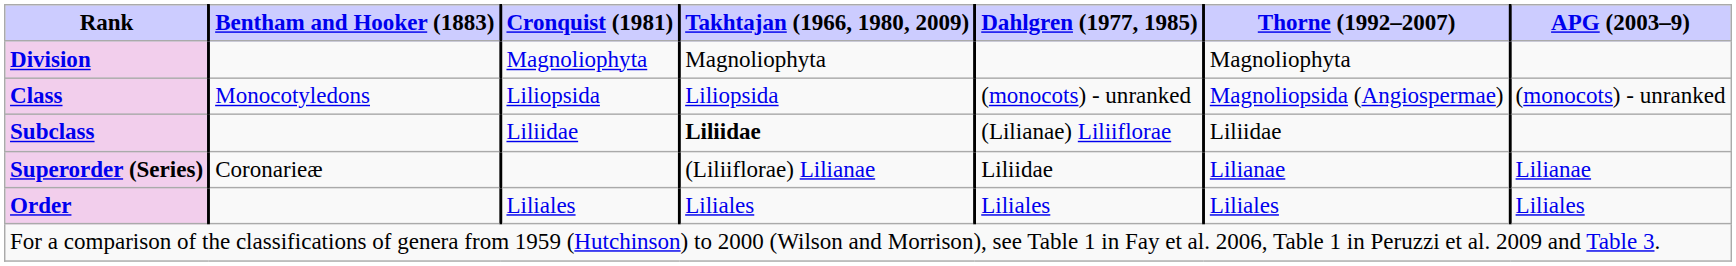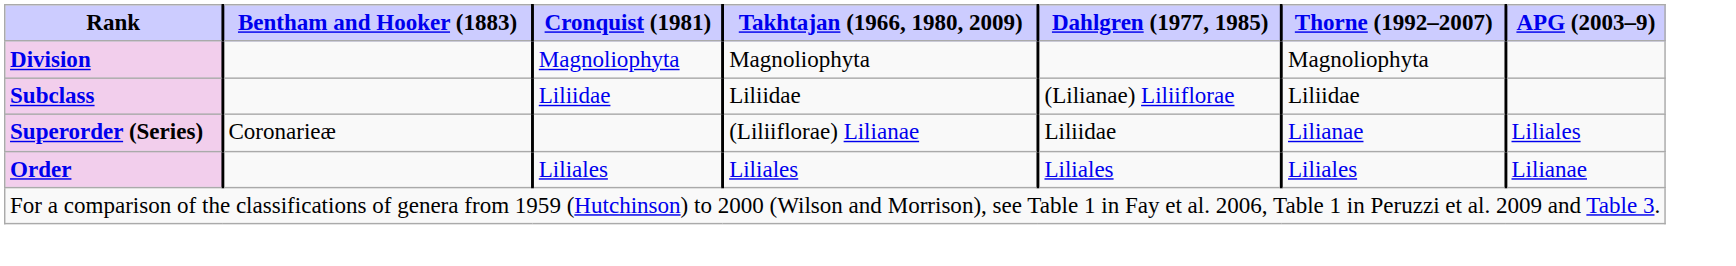- row: (36, 95)
(723, 132) bold -> (765, 95) normal
(1553, 168) Lilianae -> (1546, 132) Liliales
(1550, 205) Liliales -> (1549, 168) Lilianae
